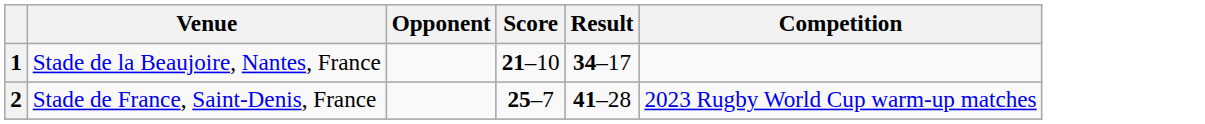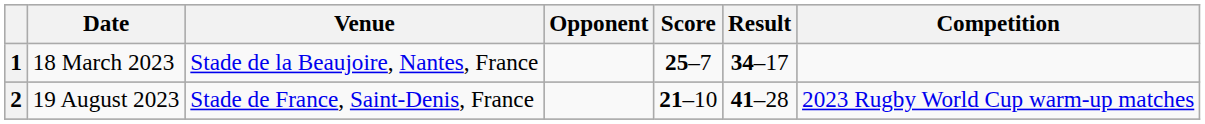+ column: (106, 24)
(531, 62) 21–10 -> (688, 62) 25–7
(531, 100) 25–7 -> (688, 100) 21–10
